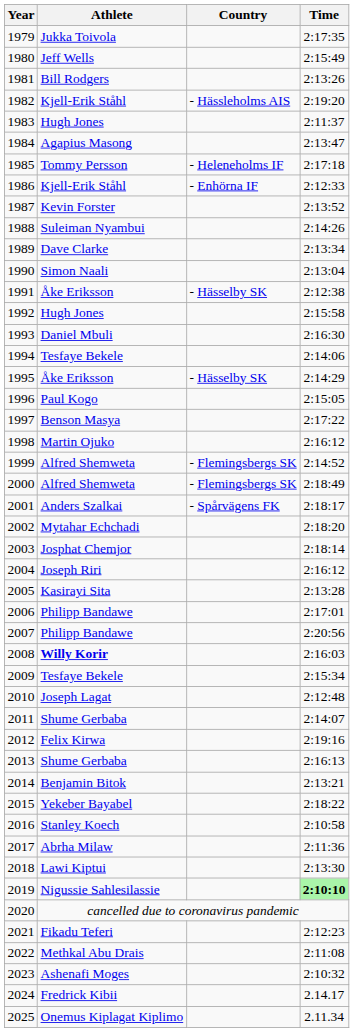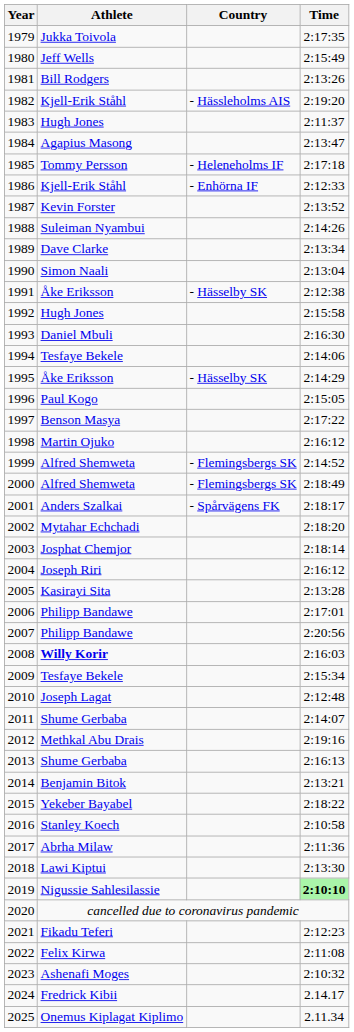(73, 739) Felix Kirwa -> (92, 739) Methkal Abu Drais
(92, 953) Methkal Abu Drais -> (73, 953) Felix Kirwa
